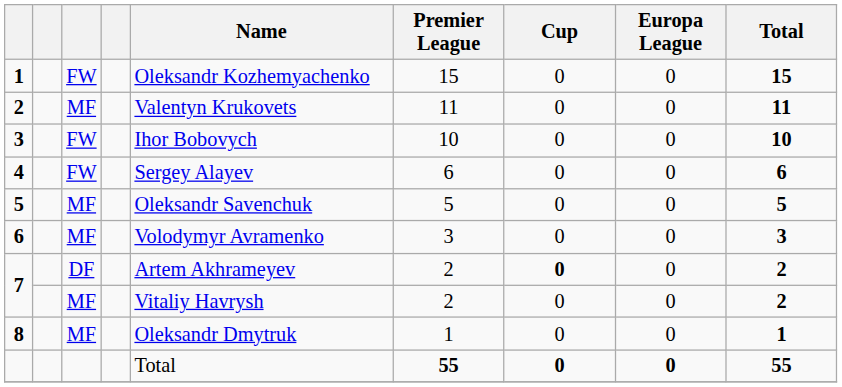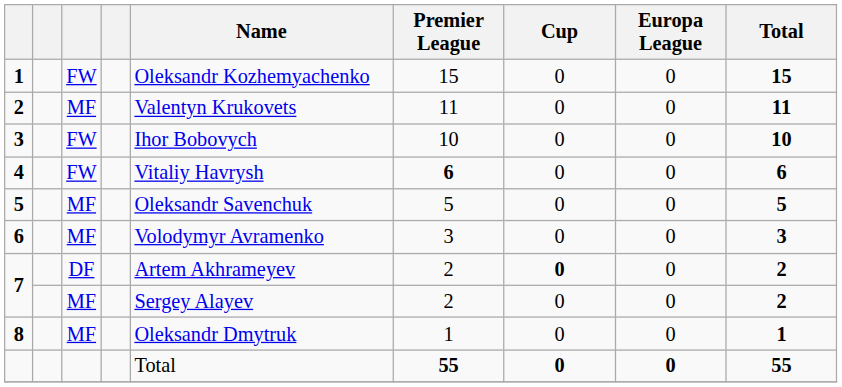(194, 172) Sergey Alayev -> (199, 172) Vitaliy Havrysh
(449, 172) normal -> (449, 172) bold
(199, 301) Vitaliy Havrysh -> (194, 301) Sergey Alayev
